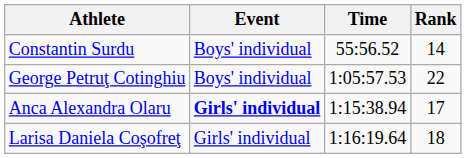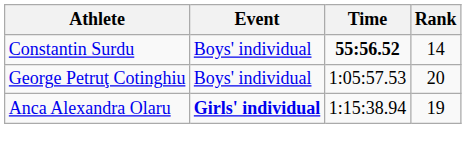(367, 49) normal -> (367, 49) bold
(436, 79) 22 -> (436, 79) 20
(436, 108) 17 -> (436, 108) 19
- row: (95, 138)
